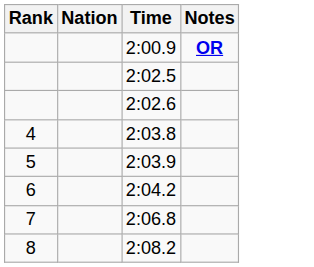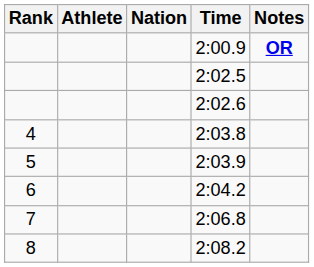+ column: (92, 18)
